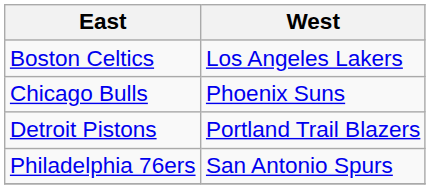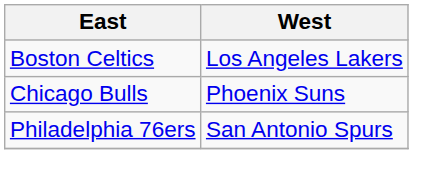- row: (83, 129)
